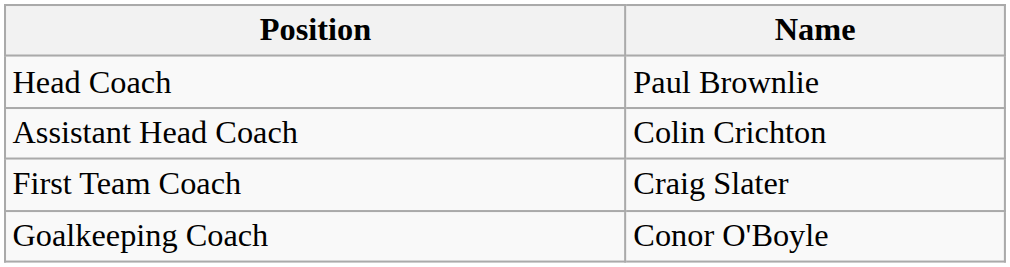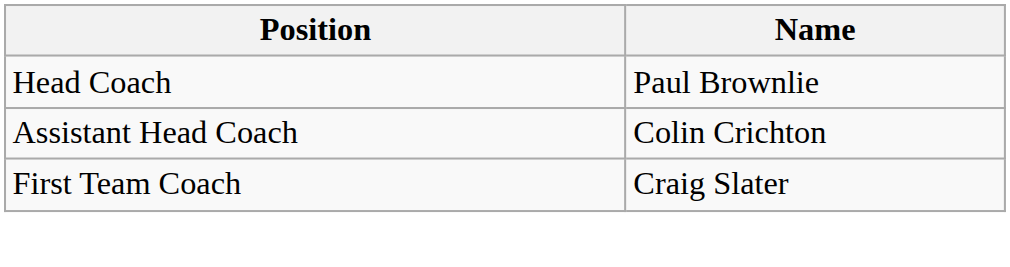- row: (140, 235)
